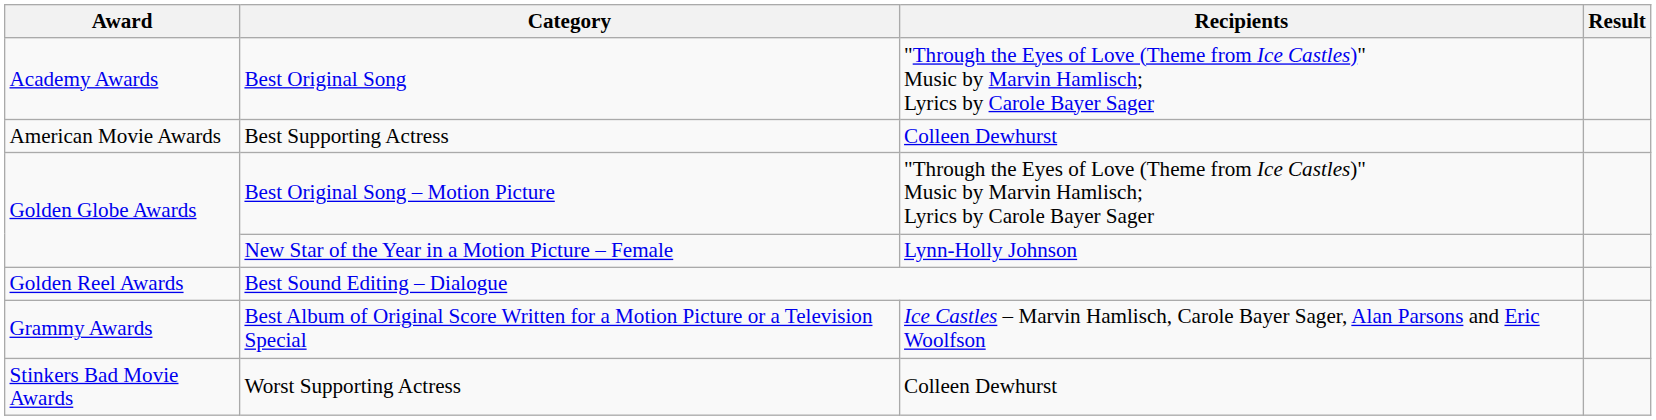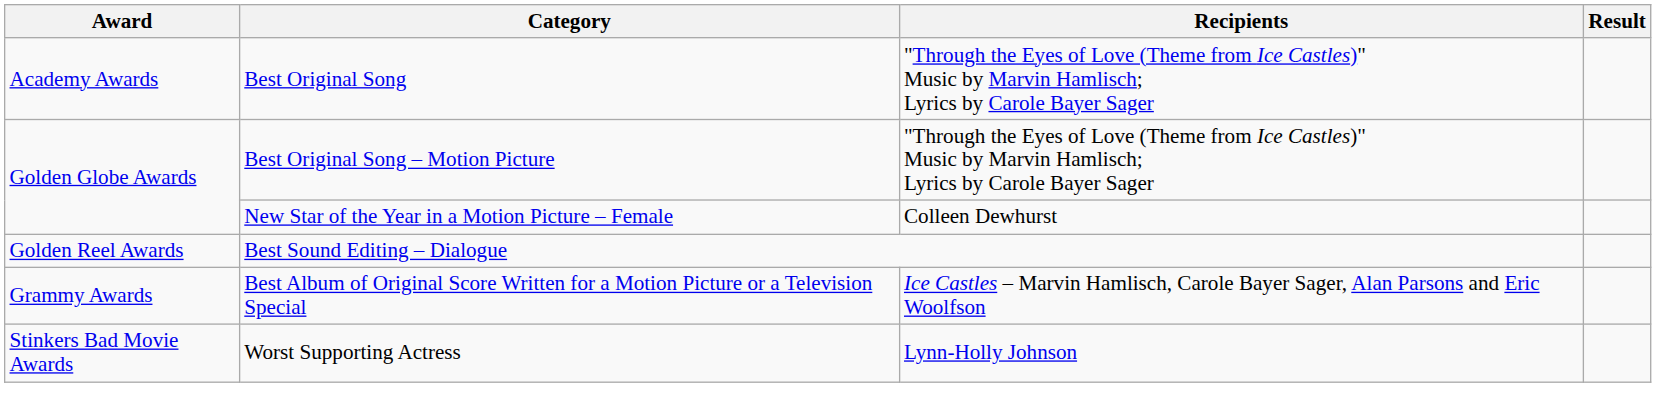- row: (347, 135)
(991, 250) Lynn-Holly Johnson -> (981, 216) Colleen Dewhurst
(981, 386) Colleen Dewhurst -> (991, 352) Lynn-Holly Johnson
